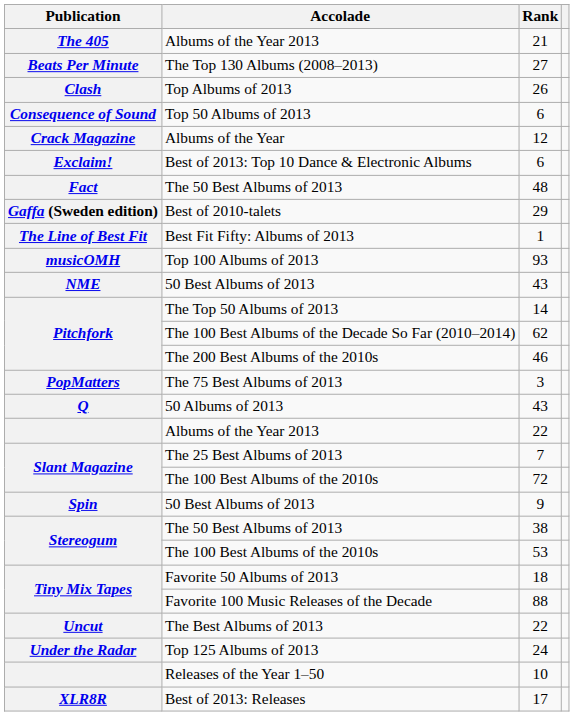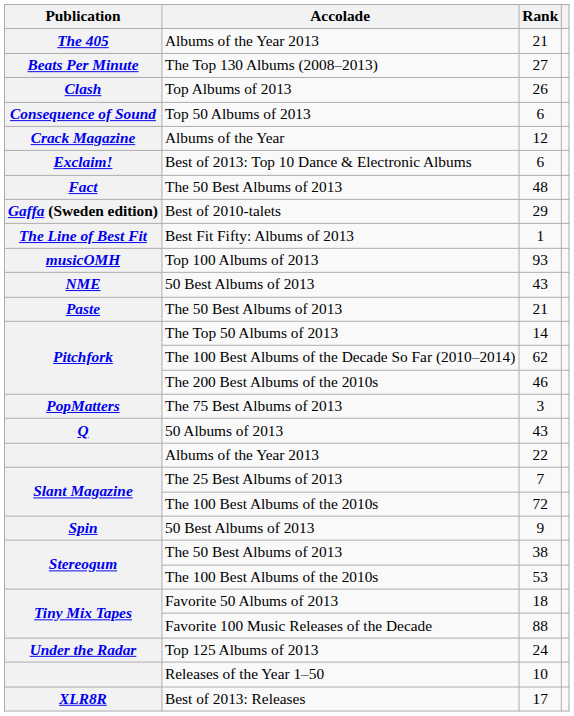+ row: (254, 308)
- row: (244, 625)
